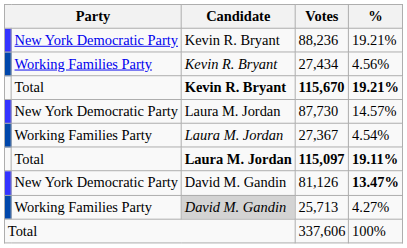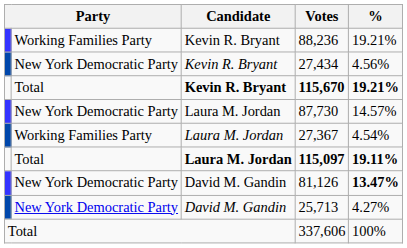(96, 40) New York Democratic Party -> (83, 40) Working Families Party
(83, 64) Working Families Party -> (96, 64) New York Democratic Party
(83, 207) Working Families Party -> (96, 207) New York Democratic Party
(235, 207) lightgrey background -> (235, 207) no background
